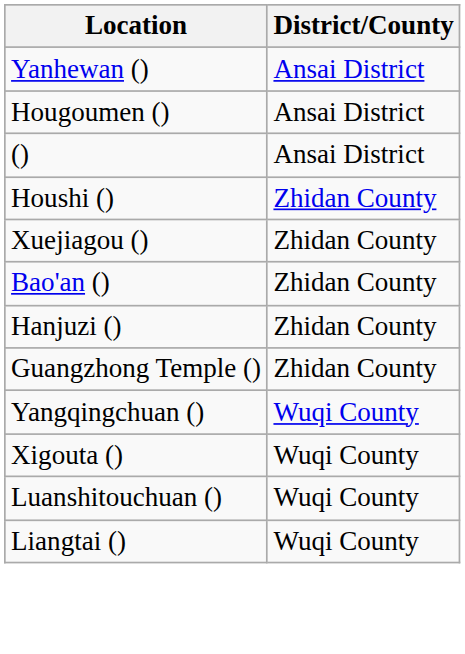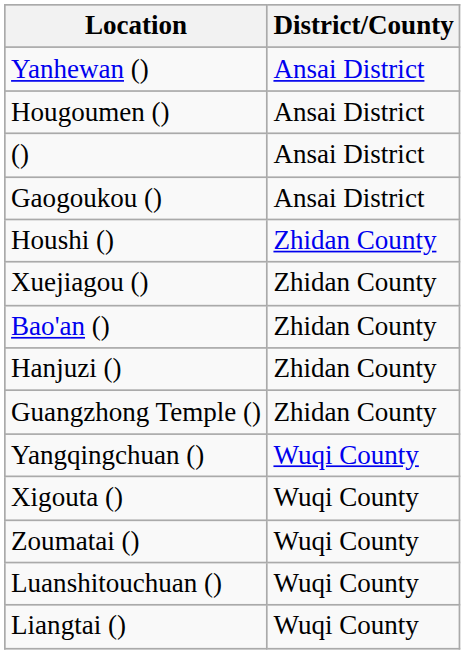+ row: (87, 197)
+ row: (75, 540)
